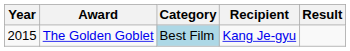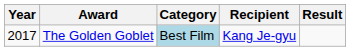(22, 35) 2015 -> (22, 35) 2017
